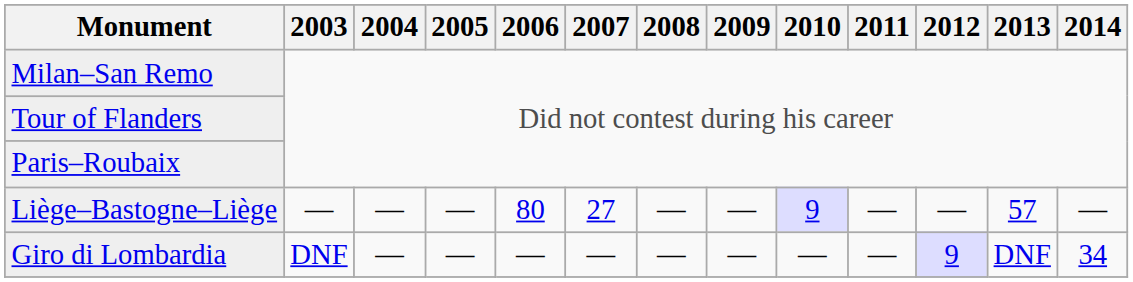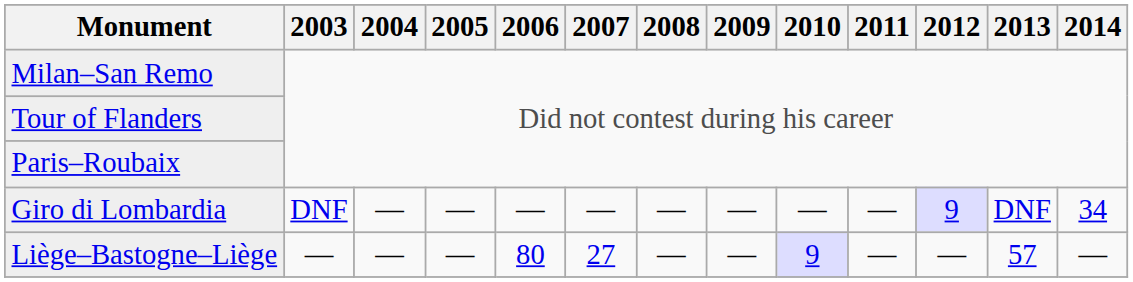rows swapped: (144, 208) <-> (119, 254)
